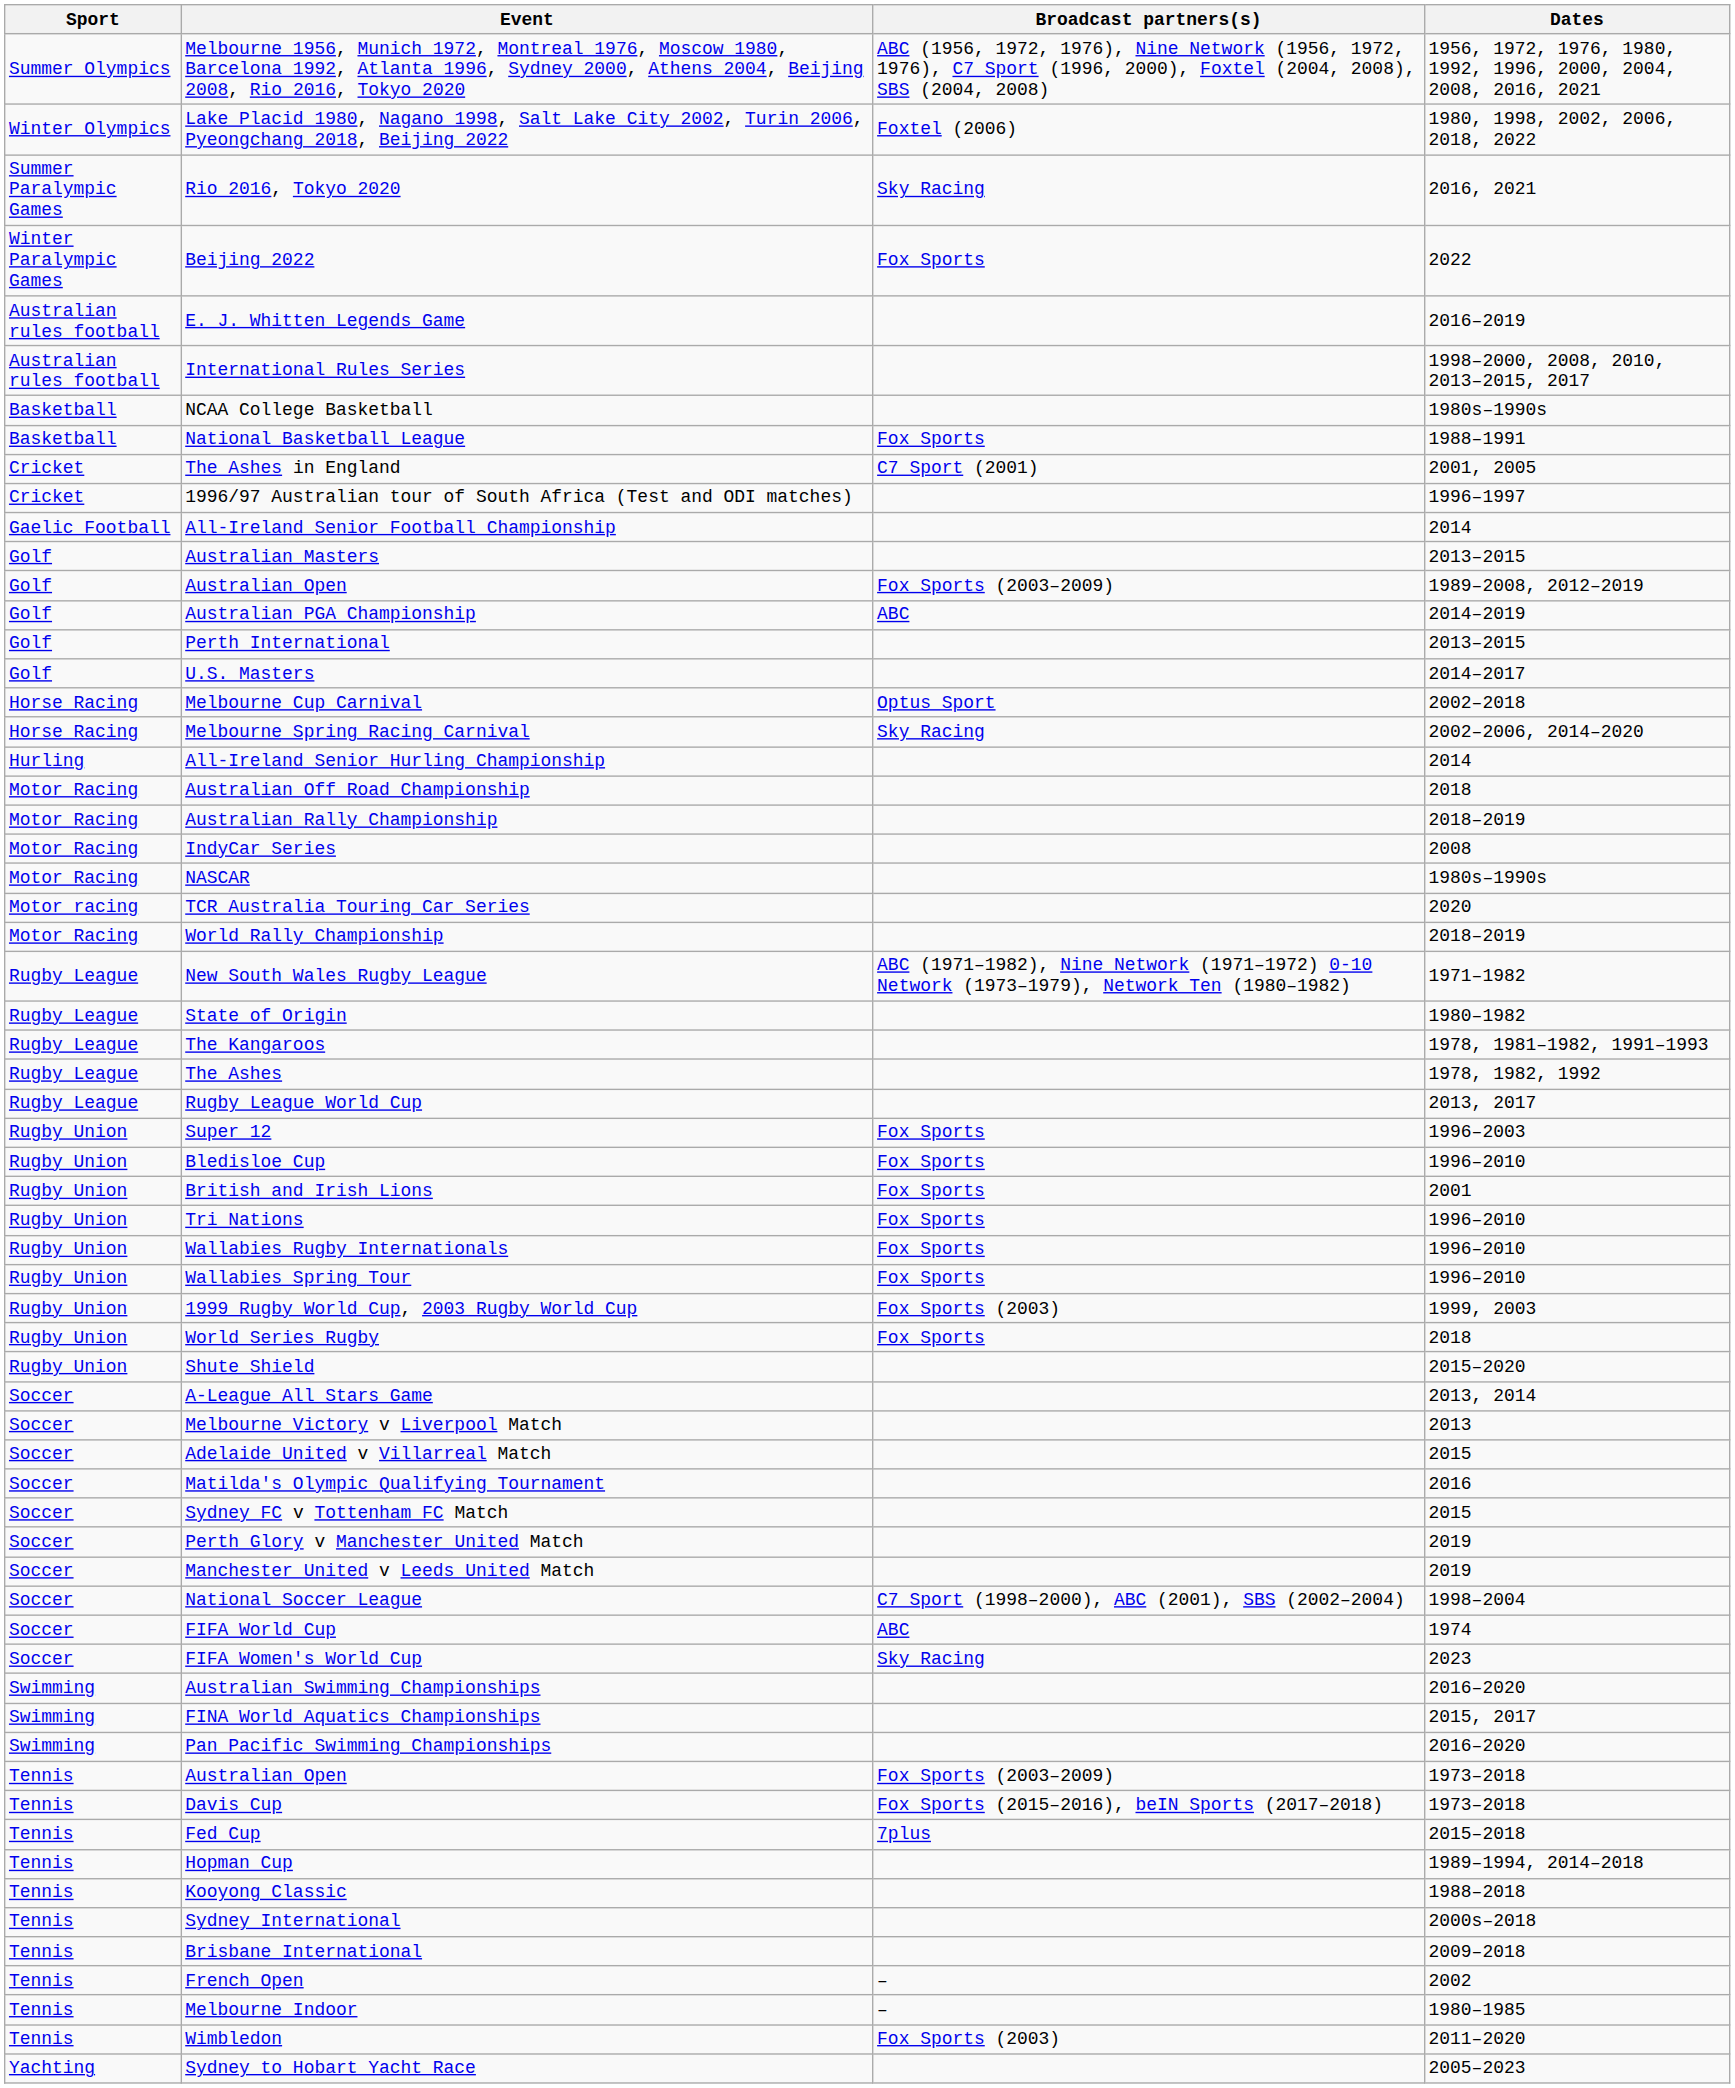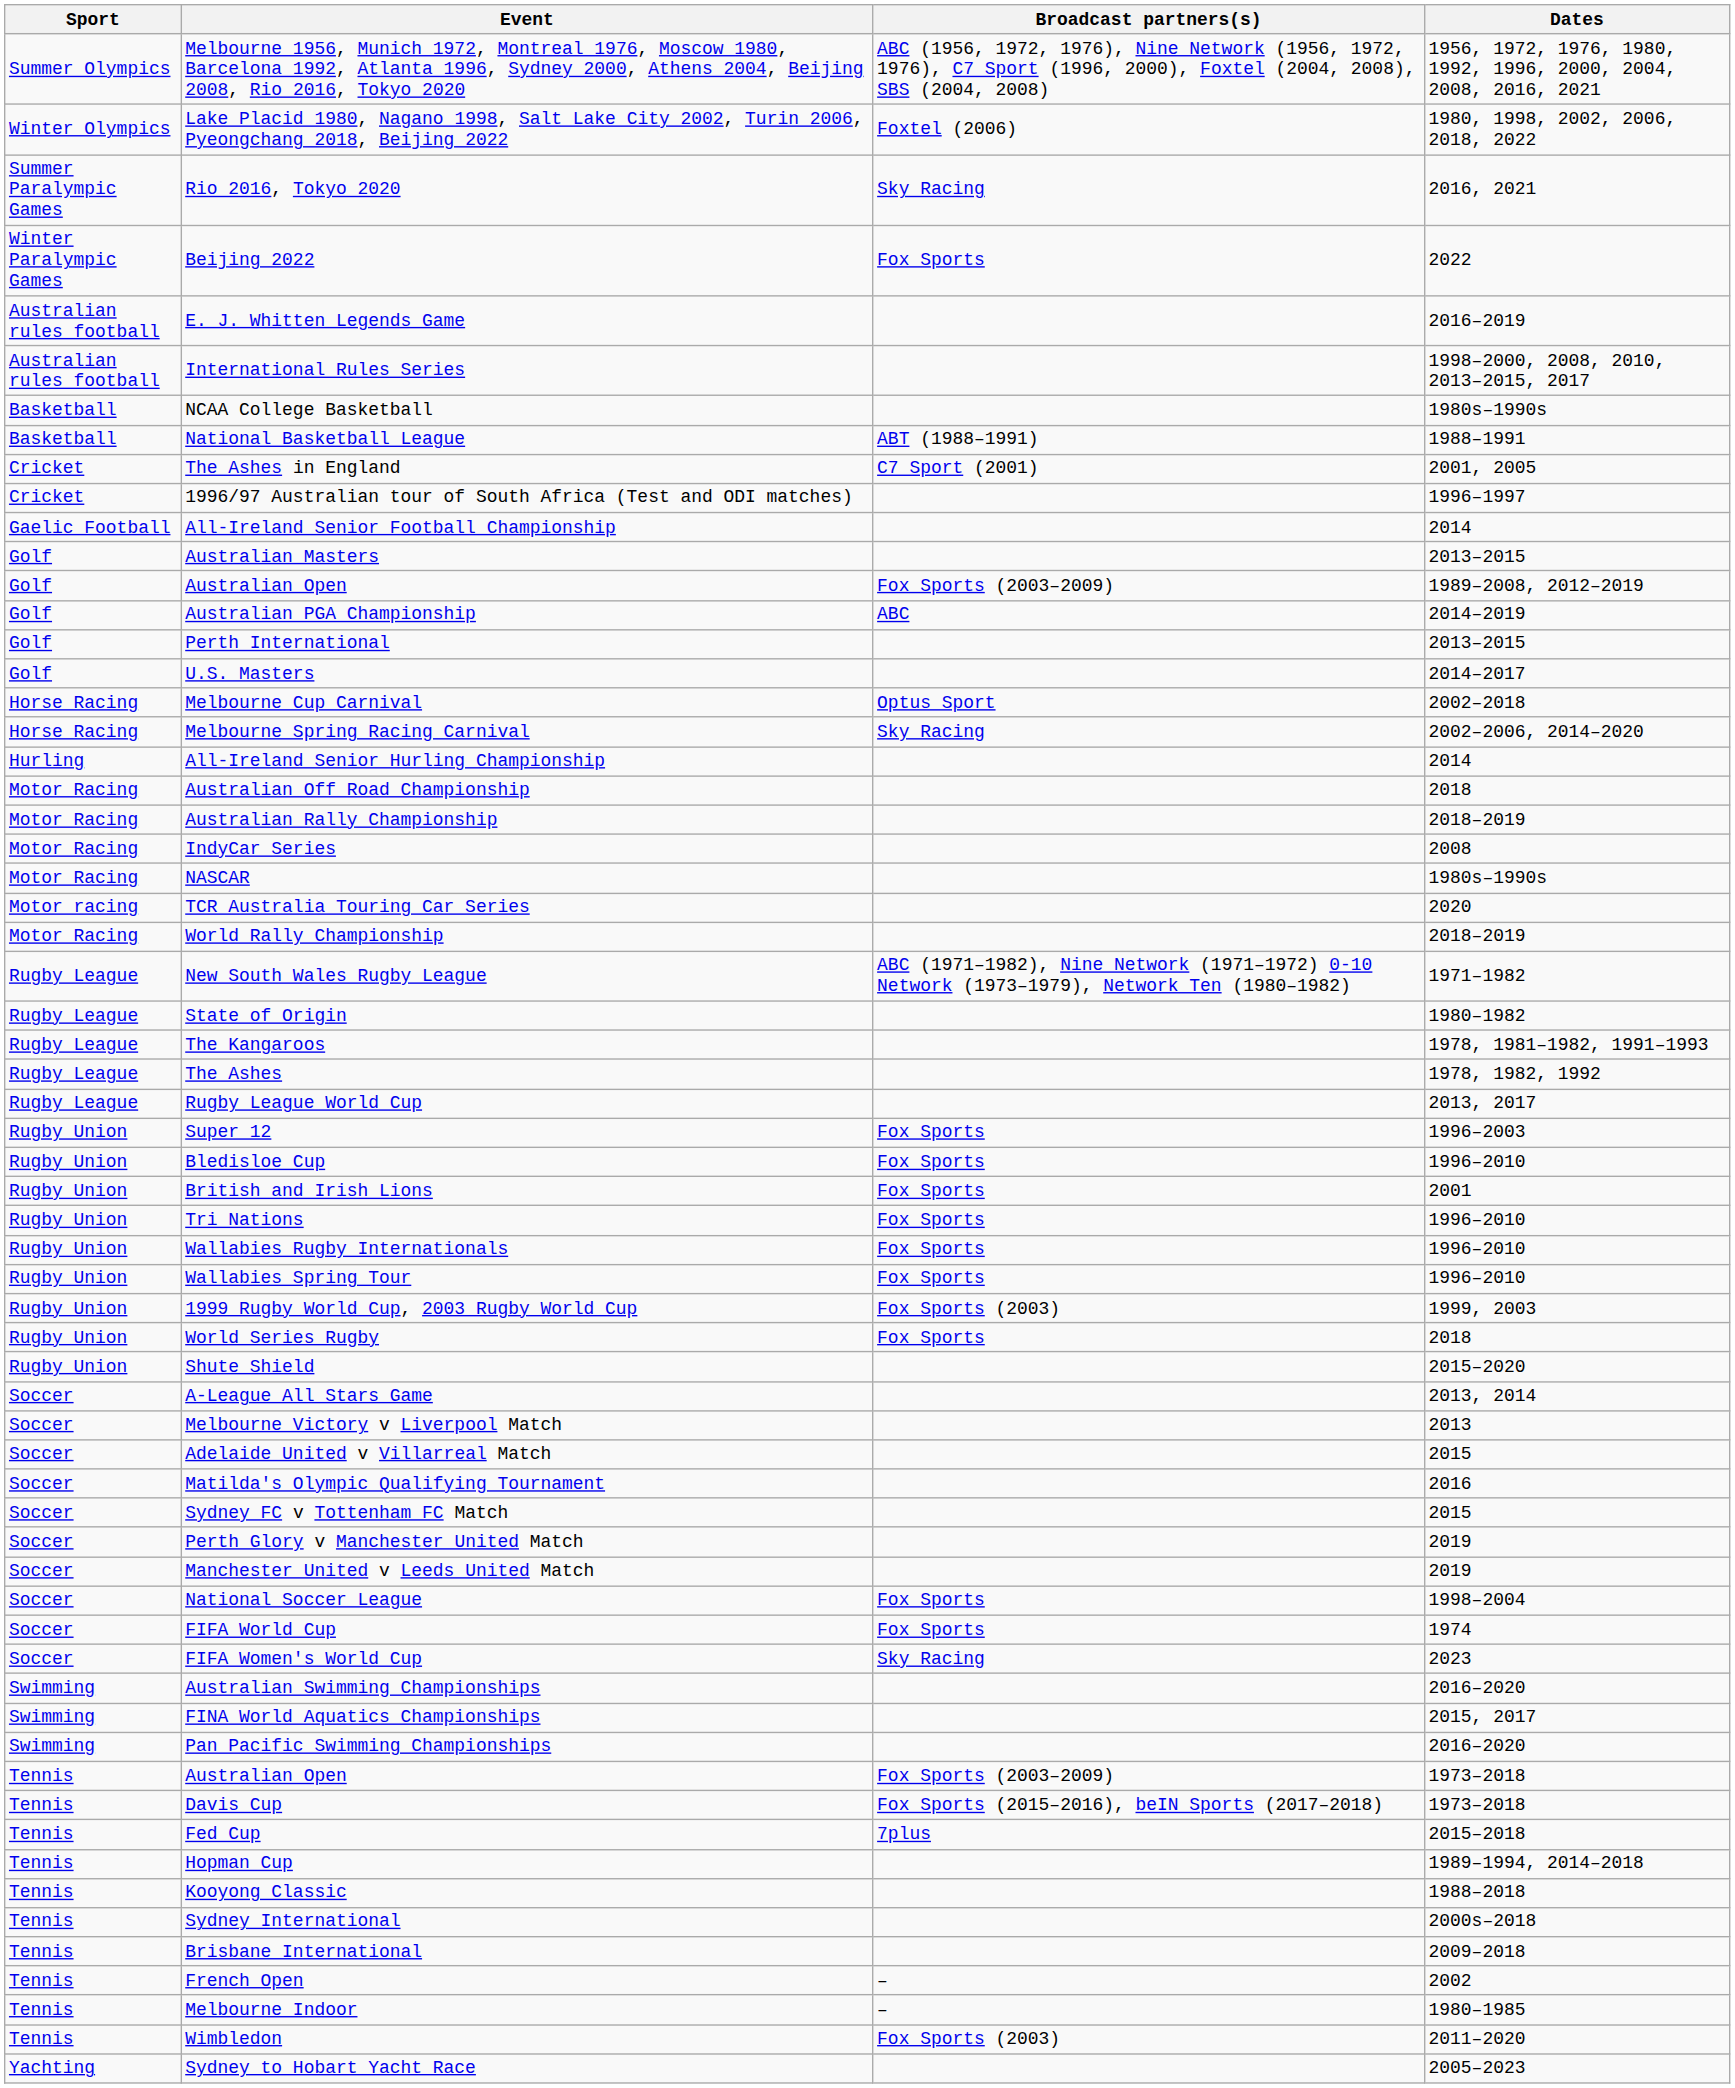(931, 440) Fox Sports -> (958, 440) ABT (1988–1991)
(1141, 1601) C7 Sport (1998–2000), ABC (2001), SBS (2002–2004) -> (931, 1601) Fox Sports
(893, 1630) ABC -> (931, 1630) Fox Sports
